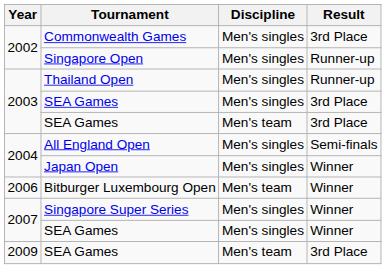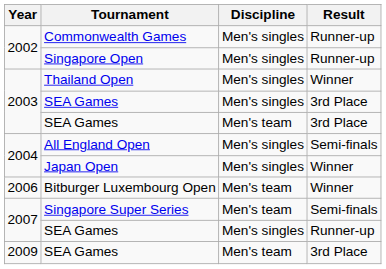(339, 36) 3rd Place -> (342, 36) Runner-up
(342, 79) Runner-up -> (332, 79) Winner
(263, 209) Men's singles -> (257, 209) Men's team
(332, 209) Winner -> (344, 209) Semi-finals
(332, 230) Winner -> (342, 230) Runner-up
